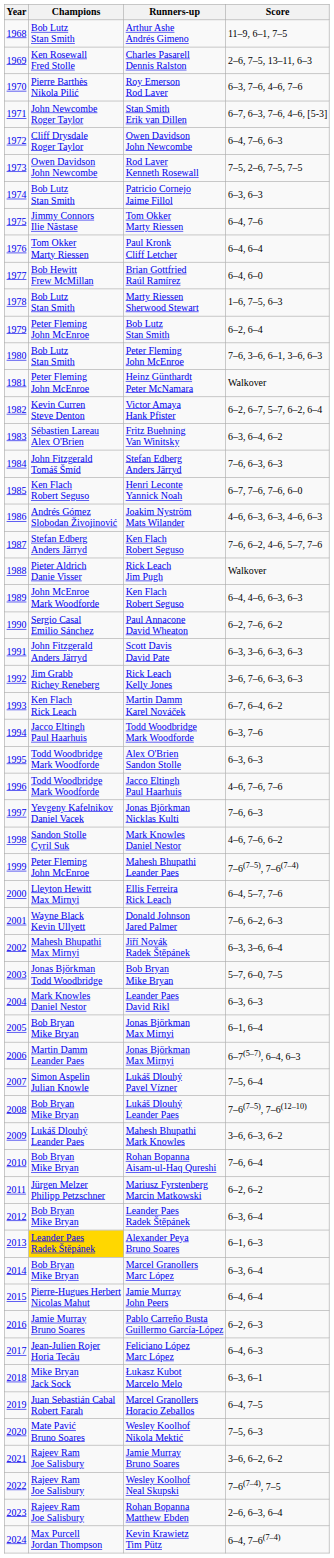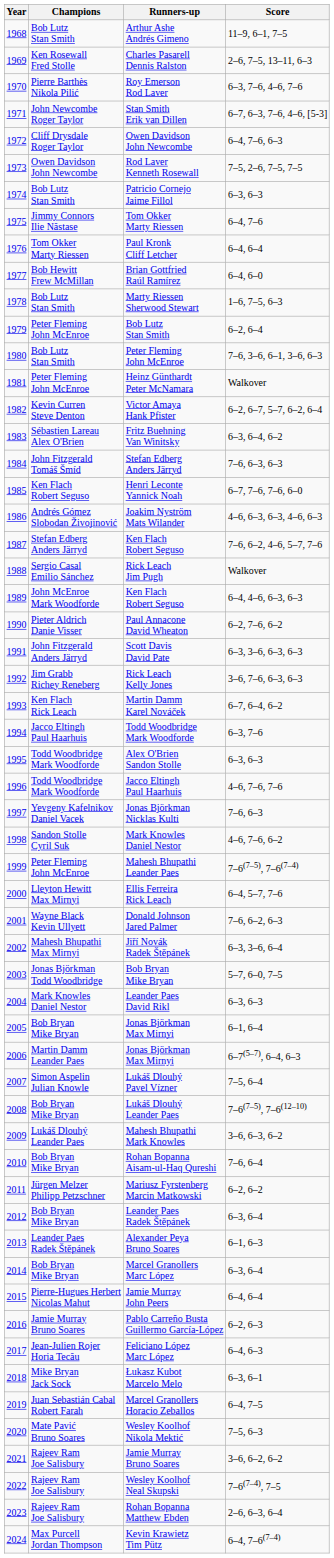(59, 571) Pieter Aldrich Danie Visser -> (62, 571) Sergio Casal Emilio Sánchez
(62, 625) Sergio Casal Emilio Sánchez -> (59, 625) Pieter Aldrich Danie Visser
(63, 1243) gold background -> (63, 1243) no background
